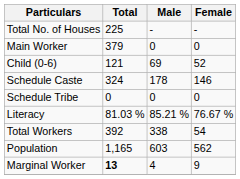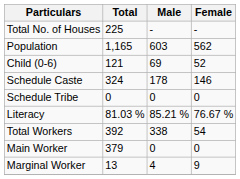rows swapped: (32, 149) <-> (37, 47)
(111, 166) bold -> (111, 166) normal
